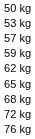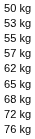+ row: (18, 38)
- row: (18, 53)
